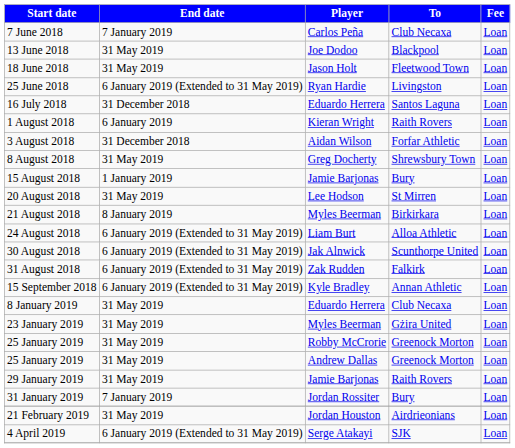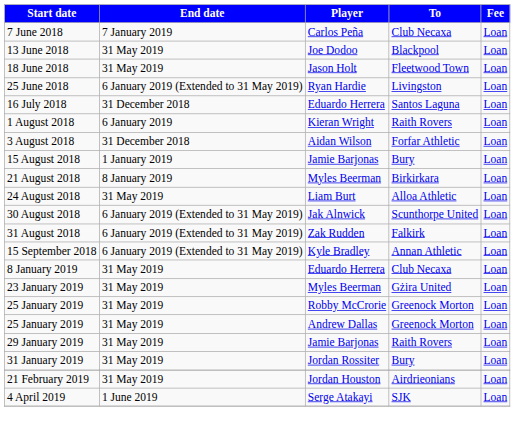- row: (41, 159)
- row: (43, 196)
(202, 232) 6 January 2019 (Extended to 31 May 2019) -> (133, 196) 31 May 2019
(137, 397) 7 January 2019 -> (133, 360) 31 May 2019
(202, 433) 6 January 2019 (Extended to 31 May 2019) -> (130, 397) 1 June 2019
